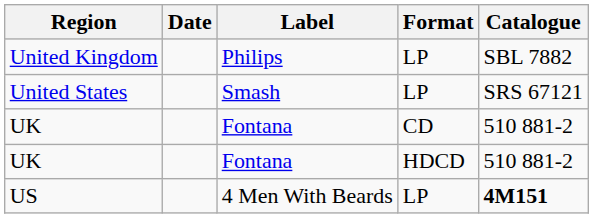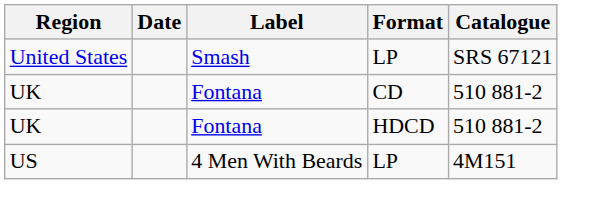- row: (84, 56)
(516, 195) bold -> (485, 160) normal
